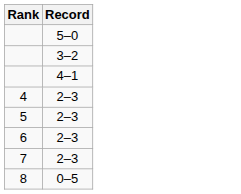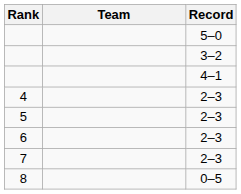+ column: (114, 14)
